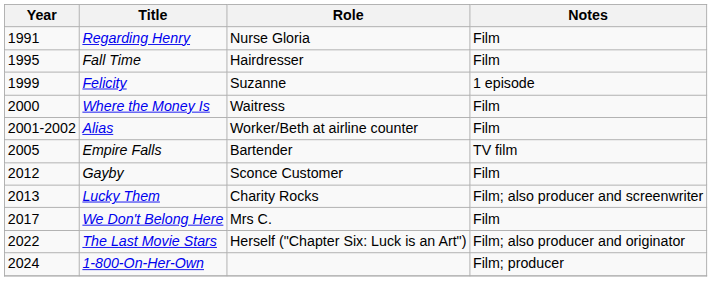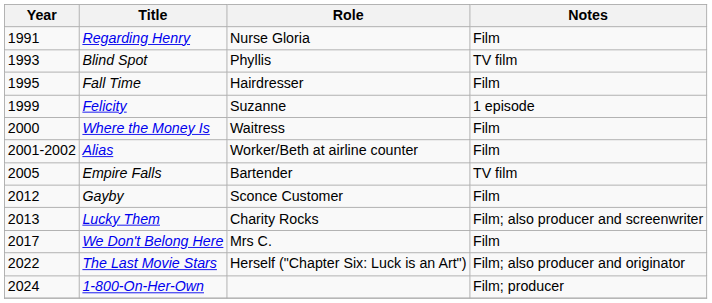+ row: (115, 60)
